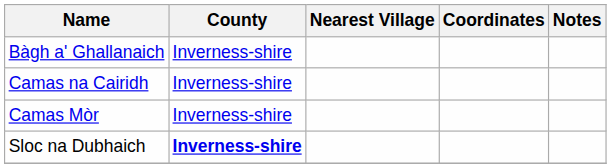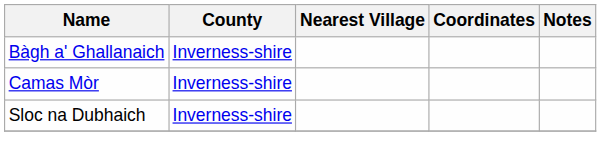- row: (79, 83)
(237, 147) bold -> (232, 115) normal
